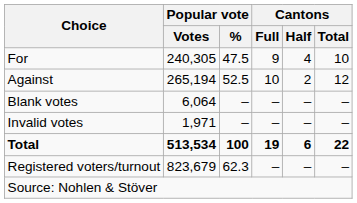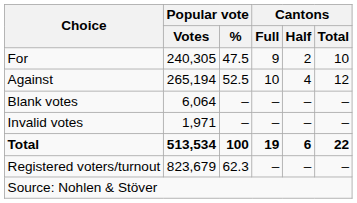(308, 58) 4 -> (308, 58) 2
(308, 79) 2 -> (308, 79) 4
